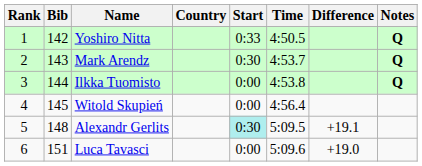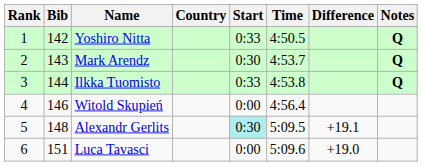(248, 82) 0:00 -> (248, 82) 0:33
(58, 104) 145 -> (58, 104) 146
